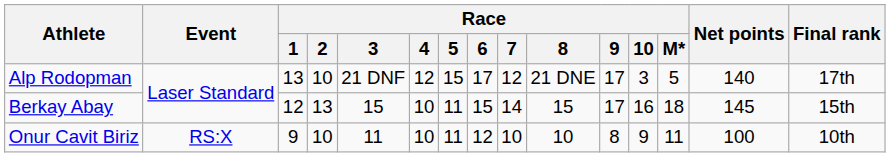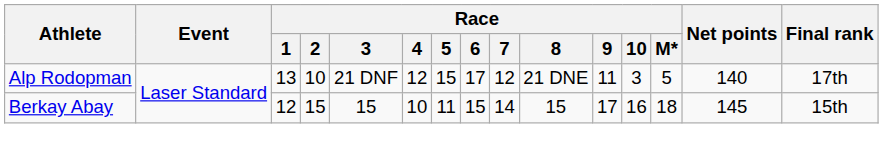(614, 78) 17 -> (607, 78) 11
(322, 107) 13 -> (315, 107) 15
- row: (74, 136)
